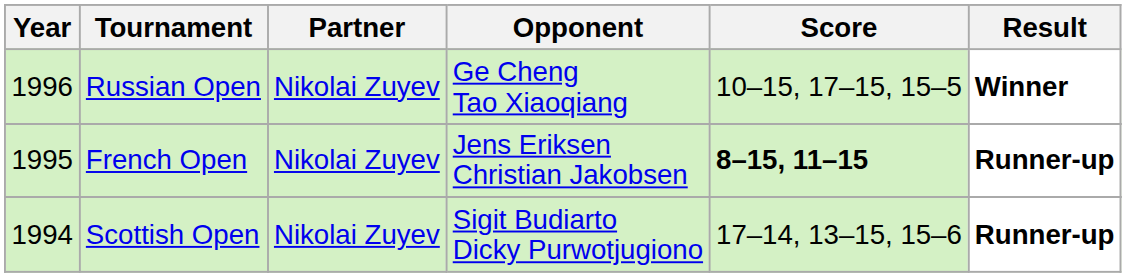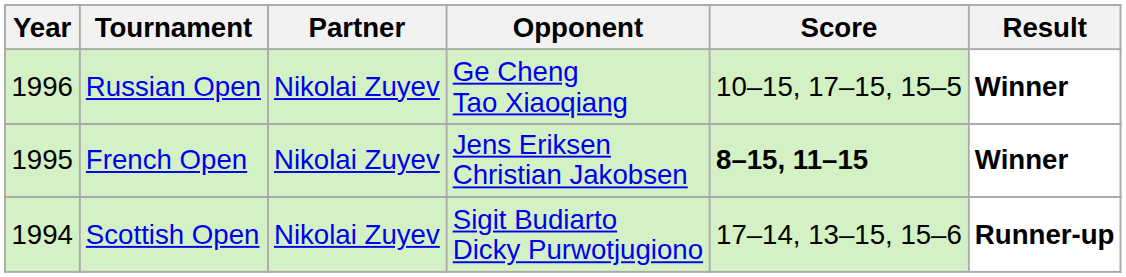(1045, 161) Runner-up -> (1022, 161) Winner
